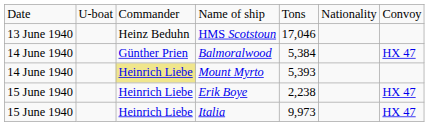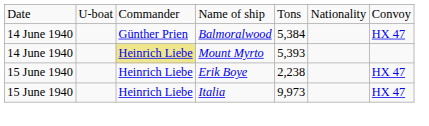- row: (237, 33)
